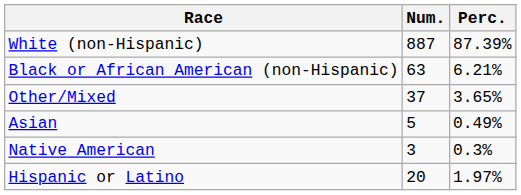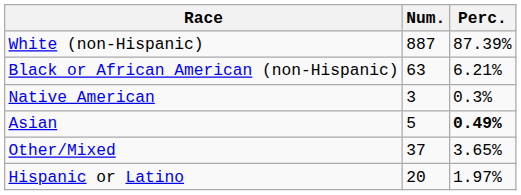rows swapped: (82, 150) <-> (62, 97)
(477, 124) normal -> (477, 124) bold
